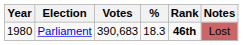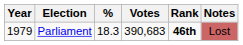columns swapped: (118, 13) <-> (154, 13)
(20, 31) 1980 -> (20, 31) 1979
